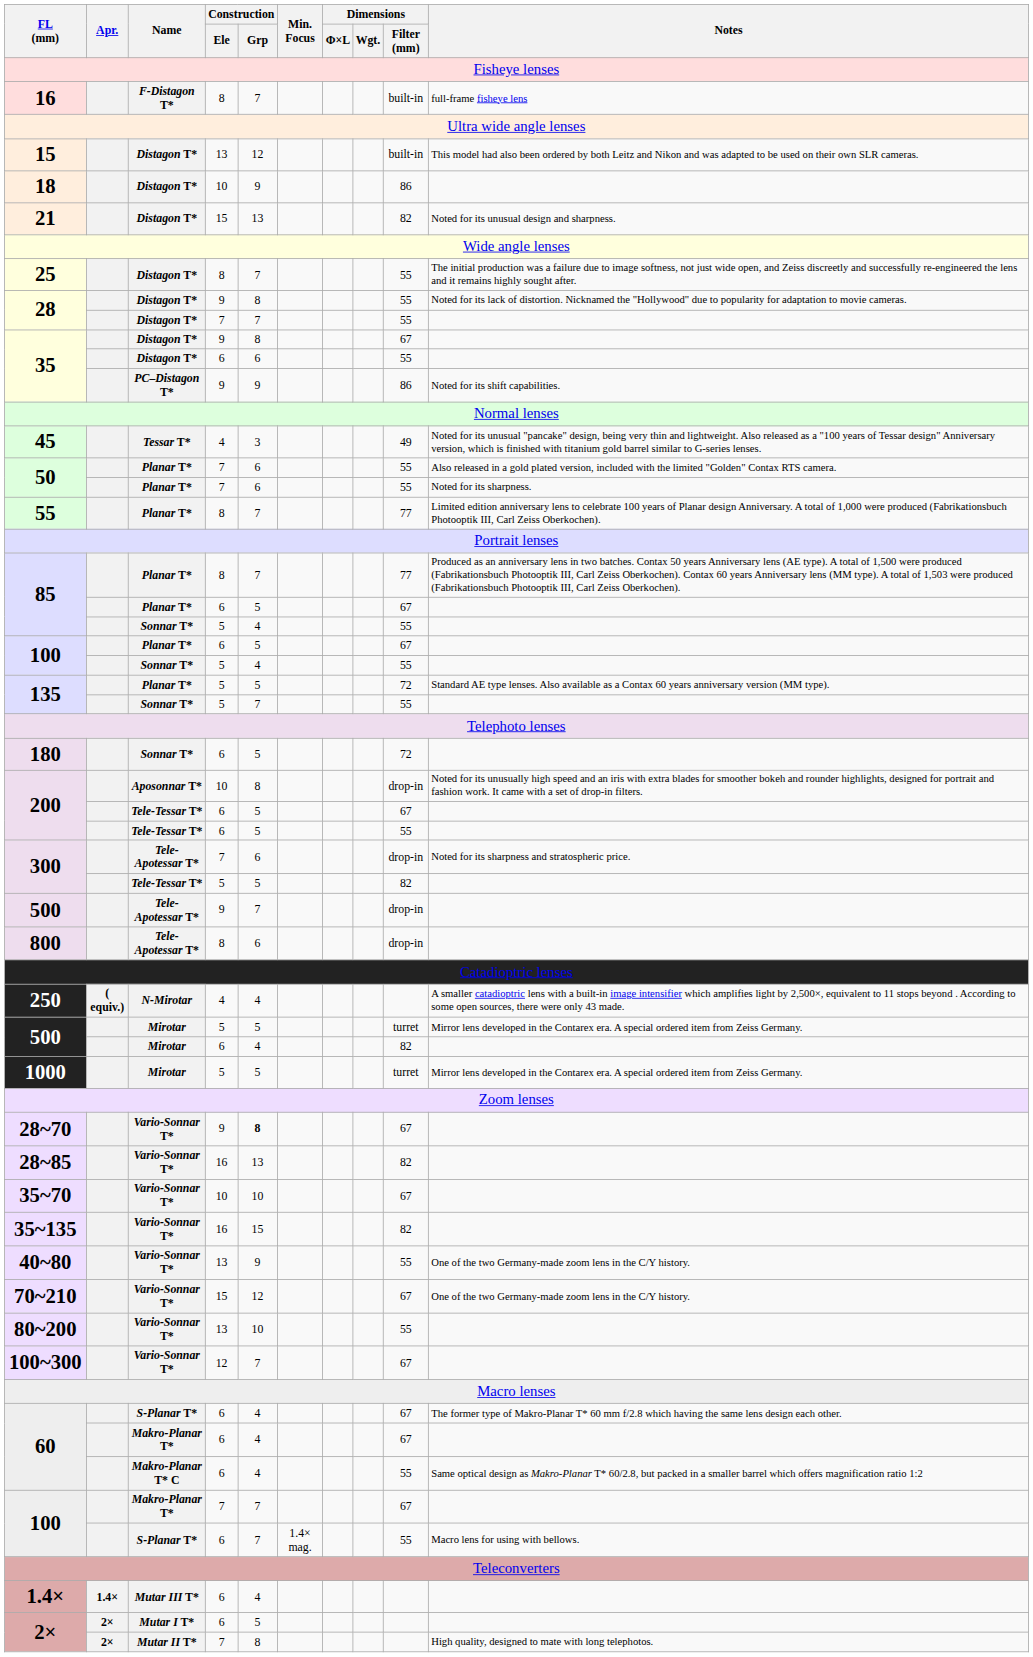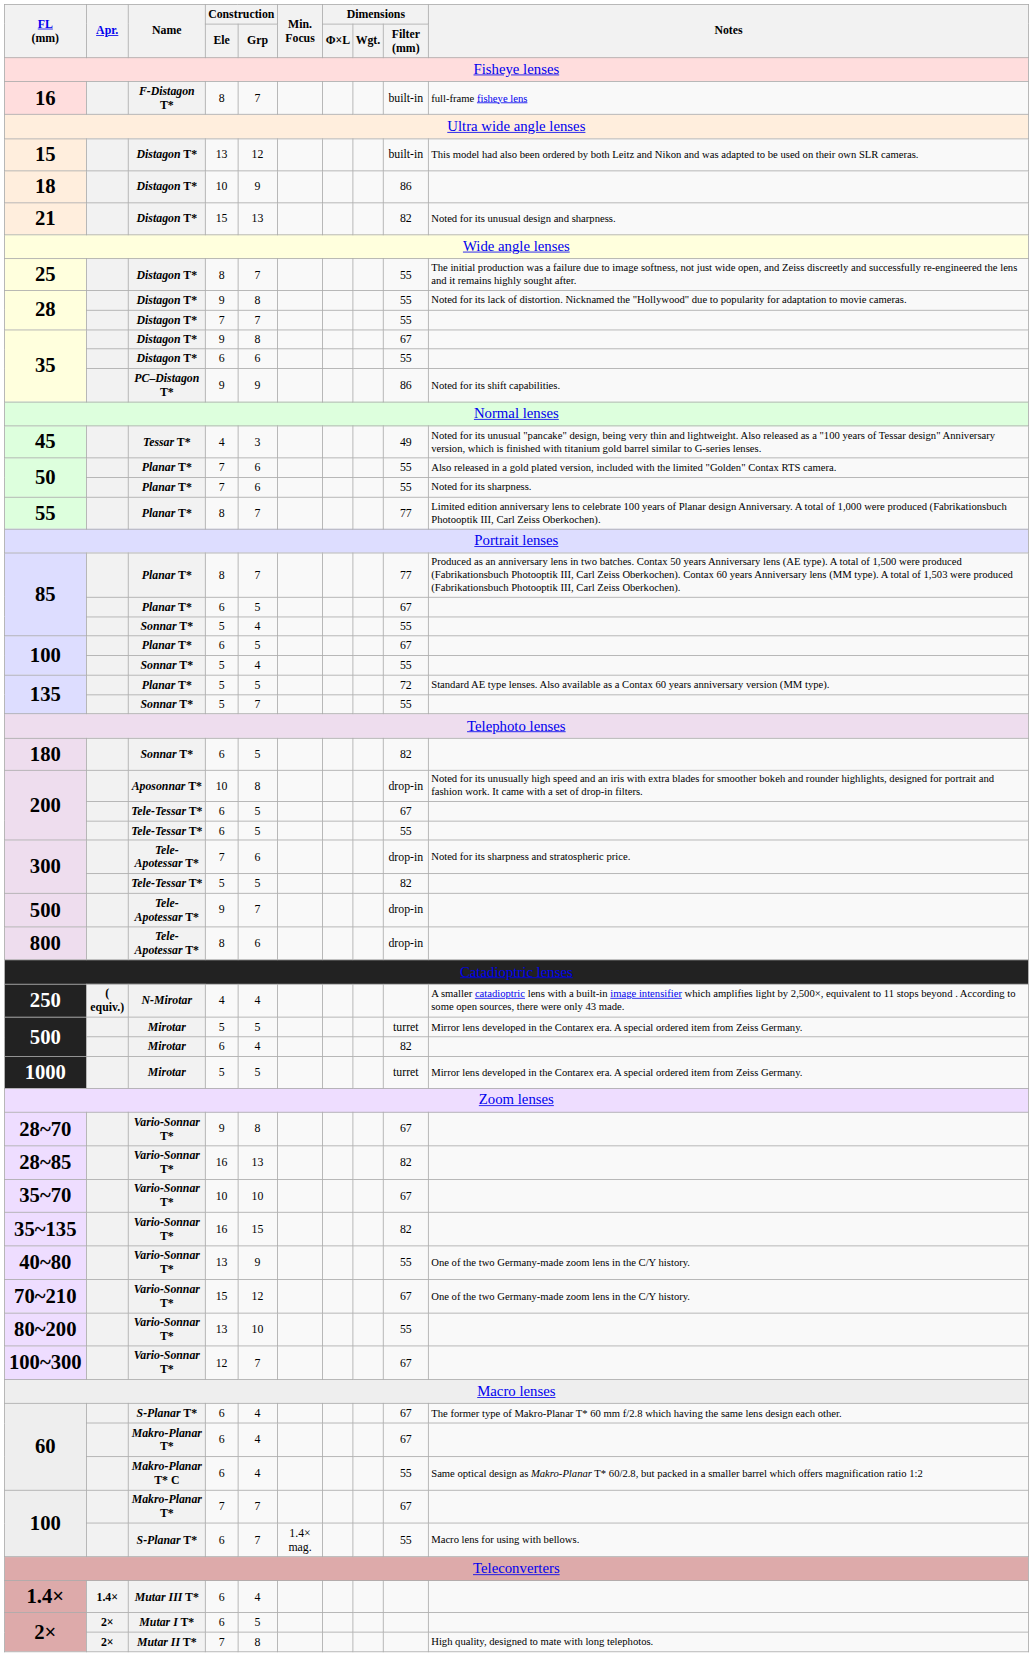(406, 754) 72 -> (406, 754) 82
(257, 1129) bold -> (257, 1129) normal
